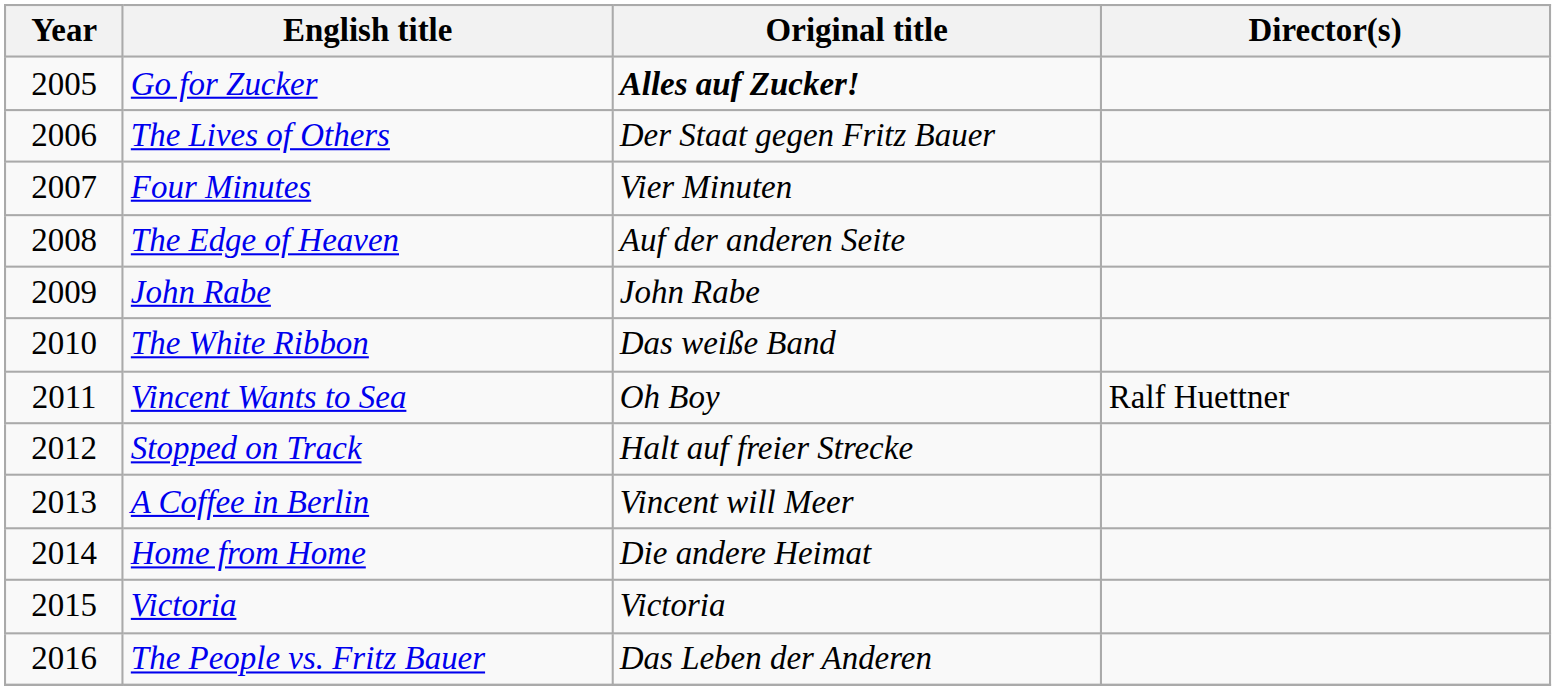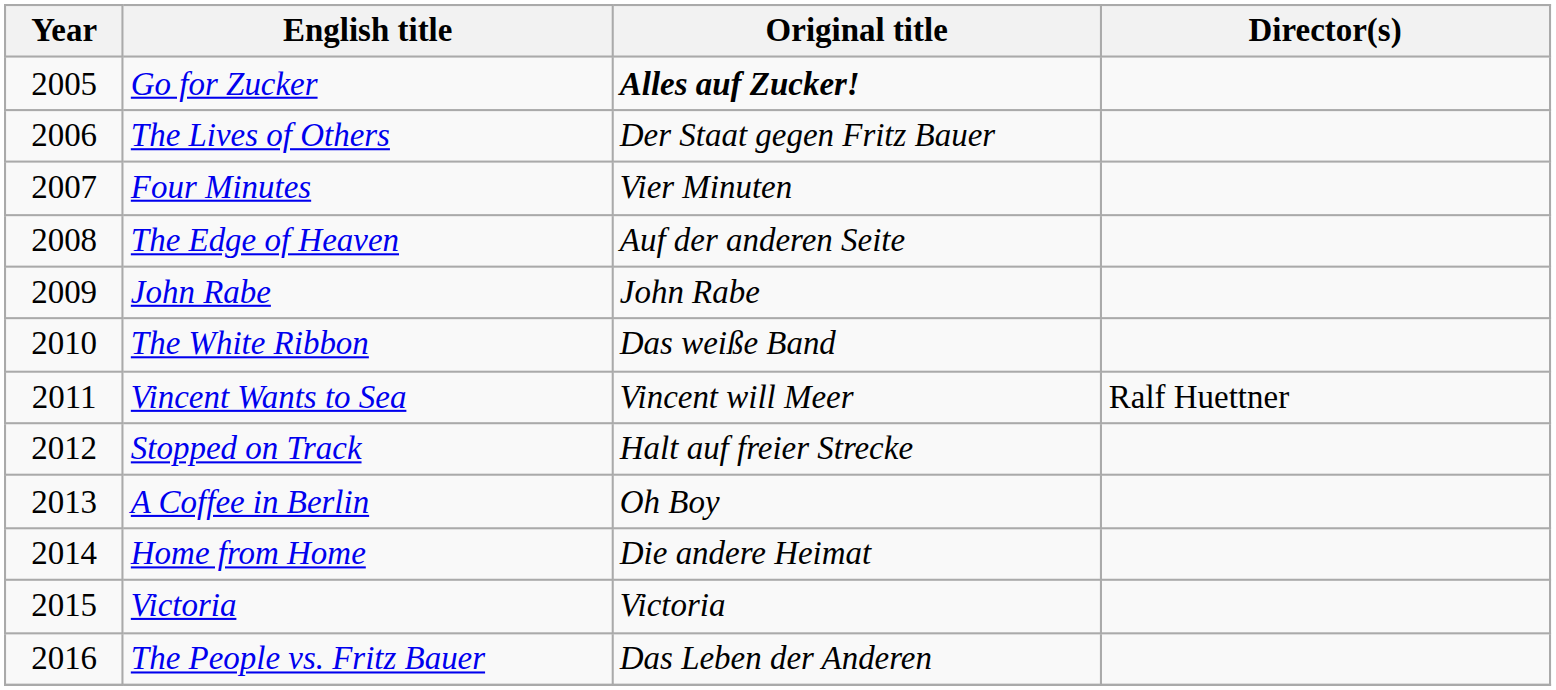(670, 396) Oh Boy -> (737, 396) Vincent will Meer
(737, 501) Vincent will Meer -> (670, 501) Oh Boy
